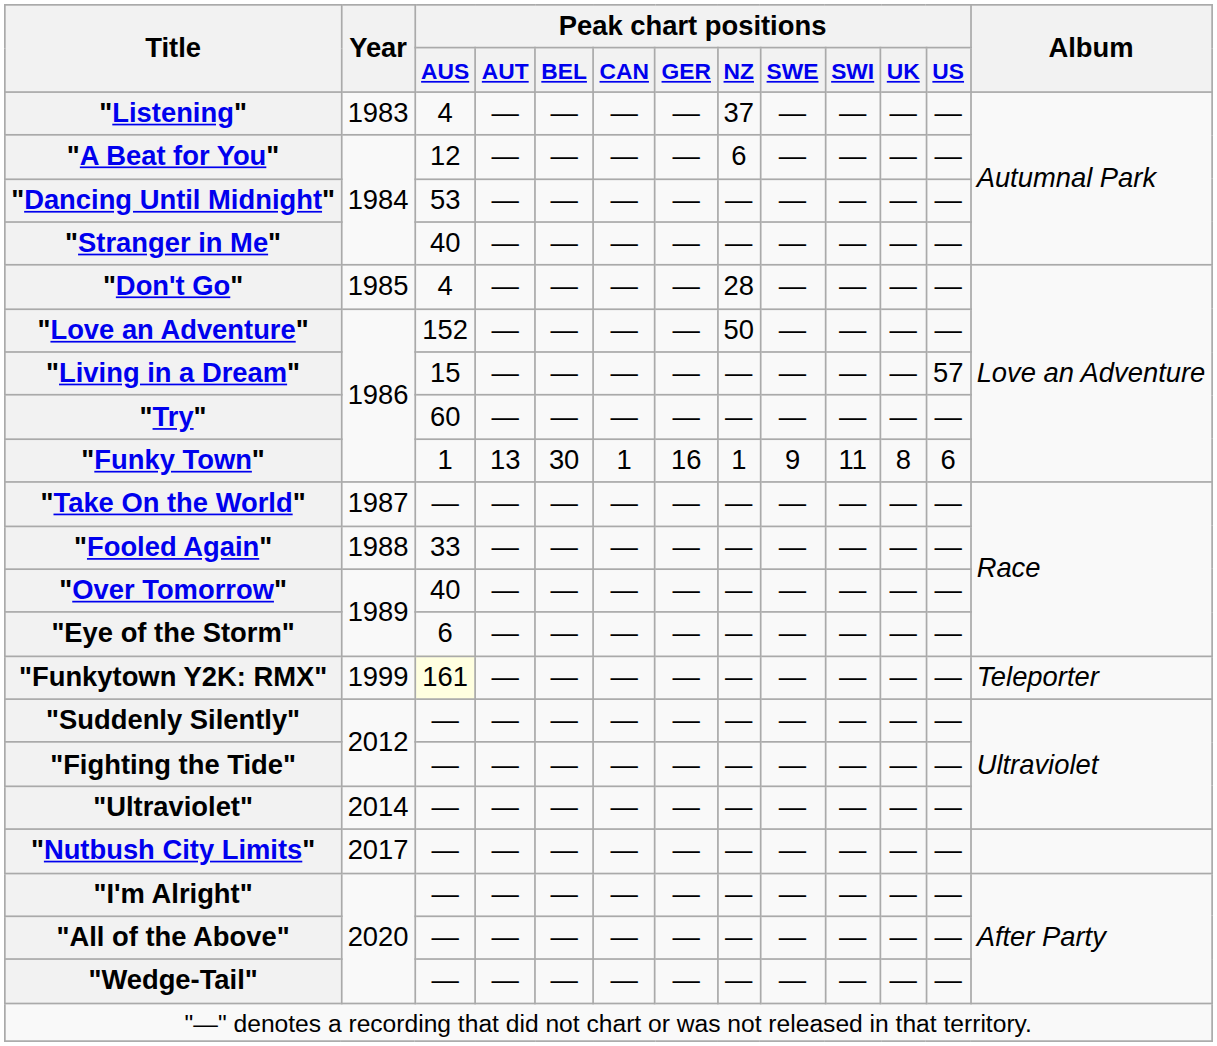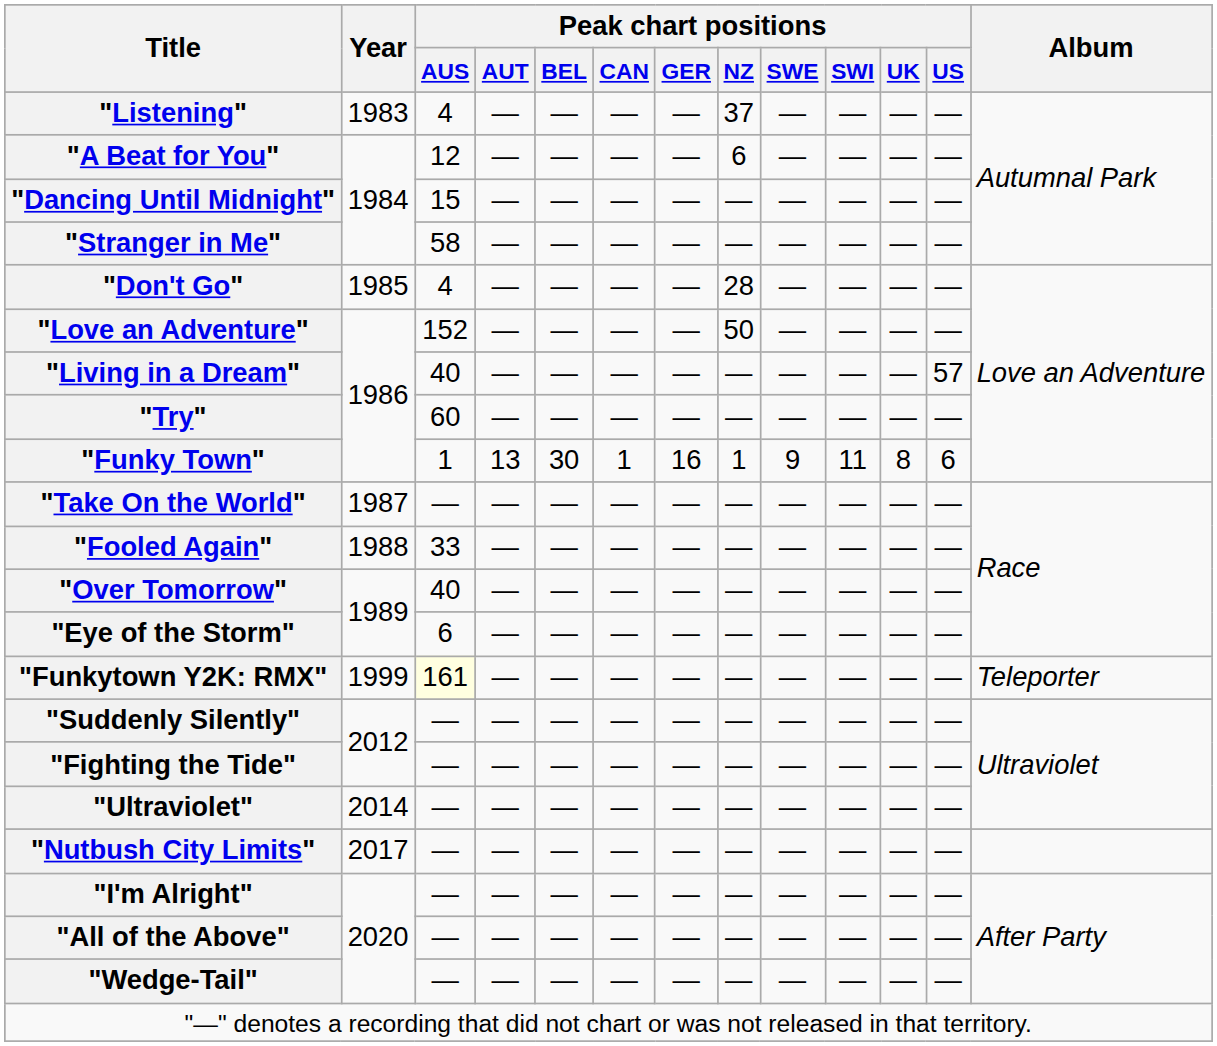(445, 199) 53 -> (445, 199) 15
(445, 243) 40 -> (445, 243) 58
(445, 373) 15 -> (445, 373) 40
